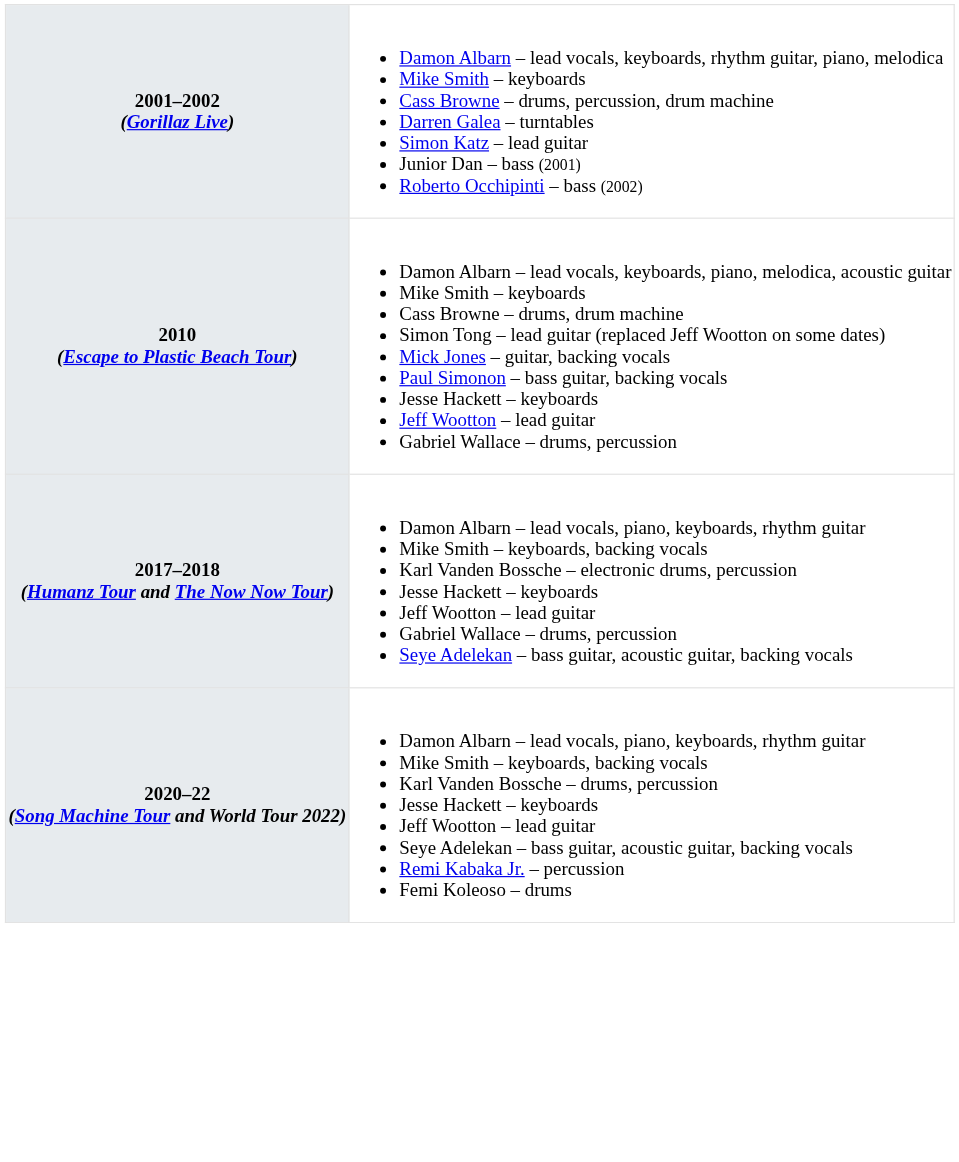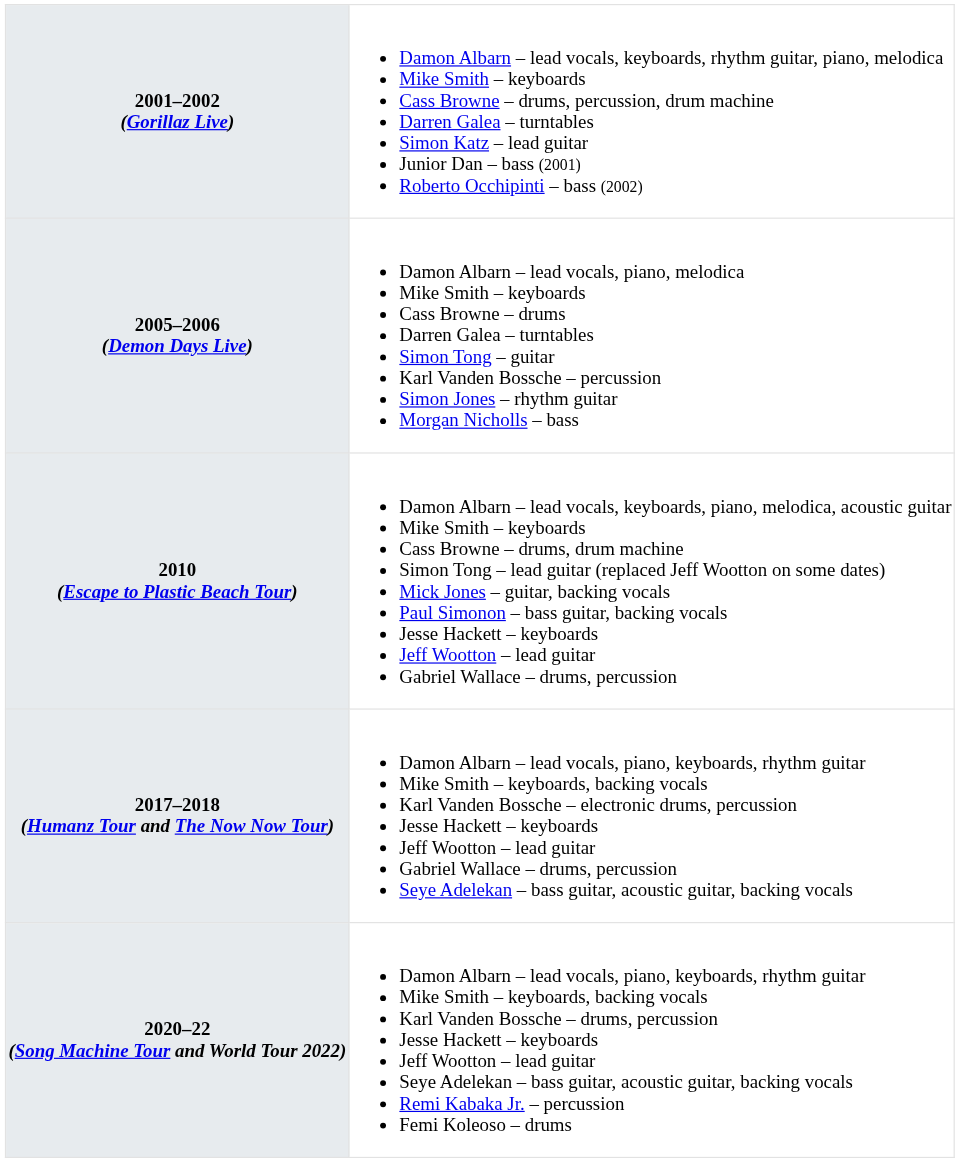+ row: (177, 335)
